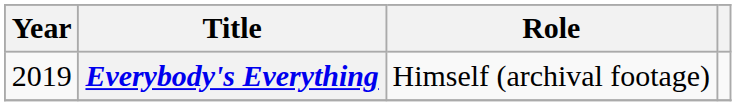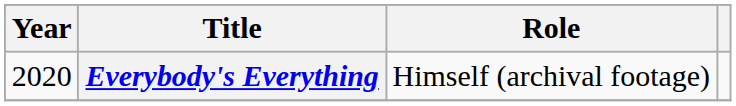(42, 75) 2019 -> (42, 75) 2020
